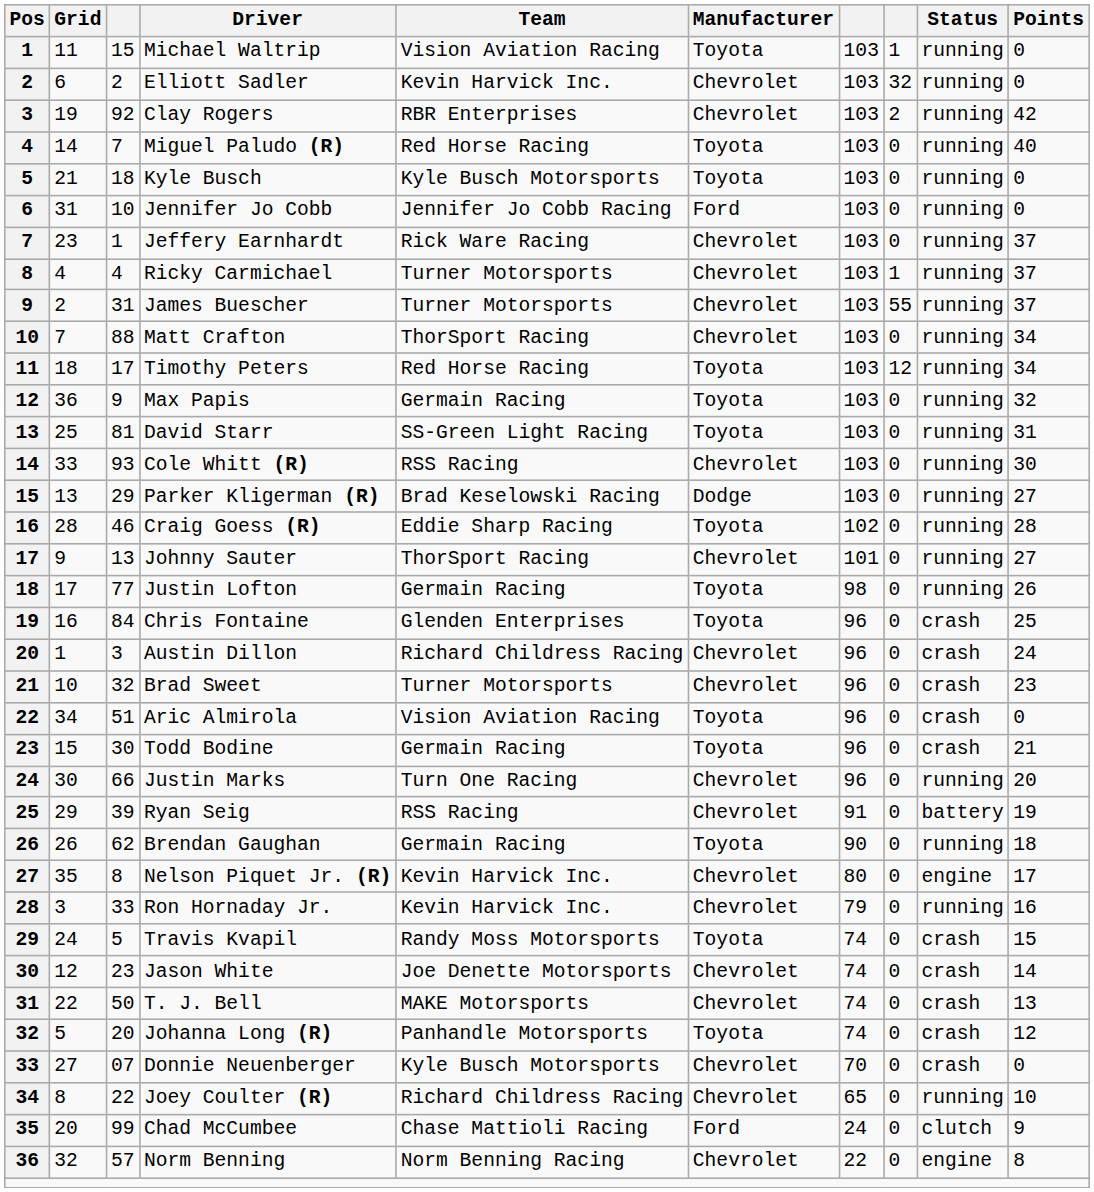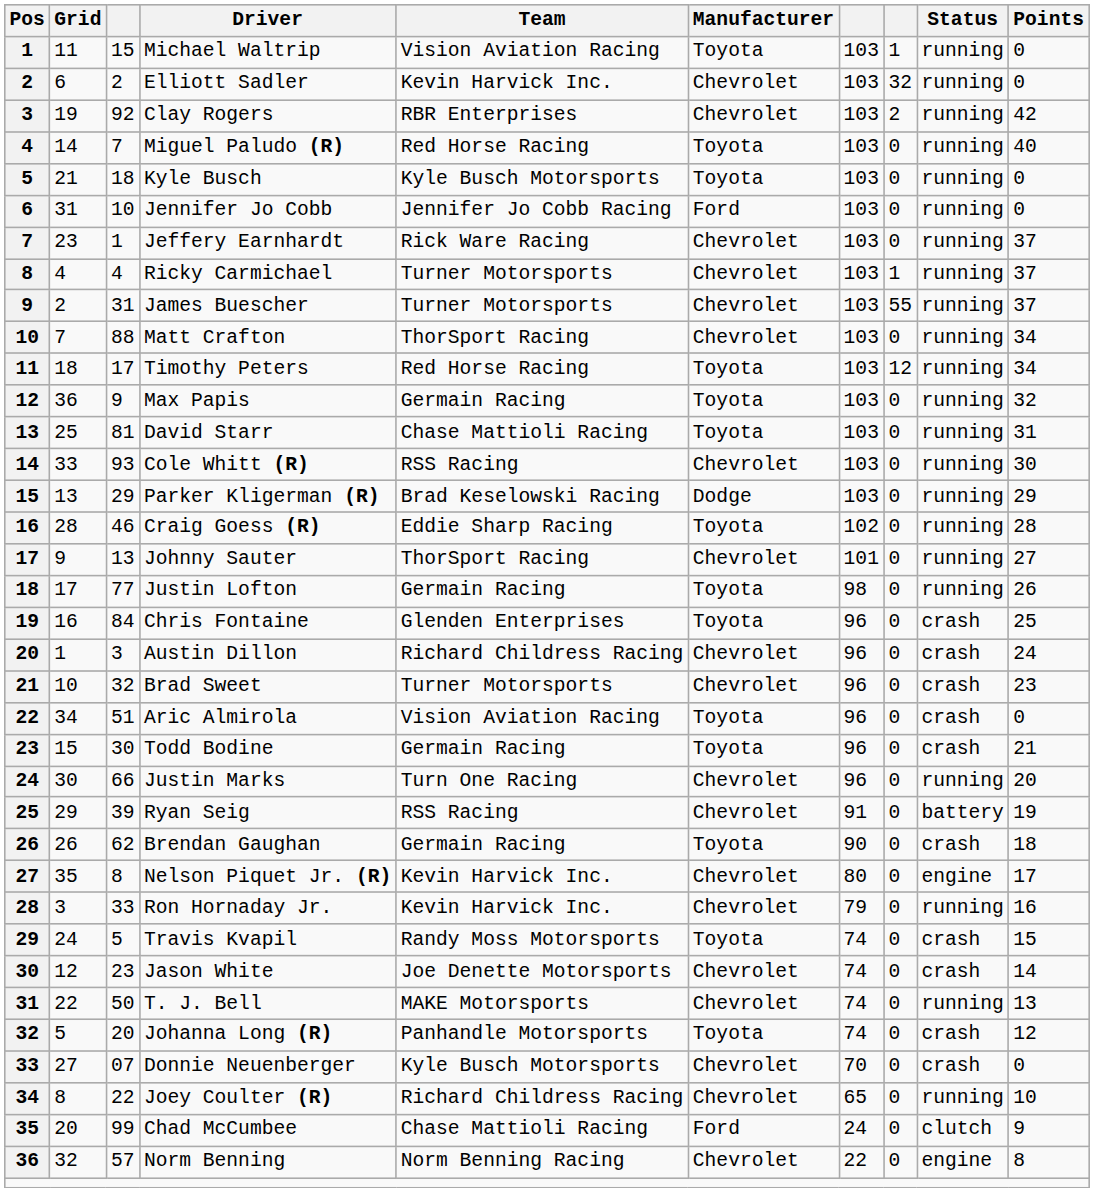(524, 433) SS-Green Light Racing -> (524, 433) Chase Mattioli Racing
(1025, 496) 27 -> (1025, 496) 29
(963, 845) running -> (951, 845) crash
(951, 1004) crash -> (963, 1004) running
